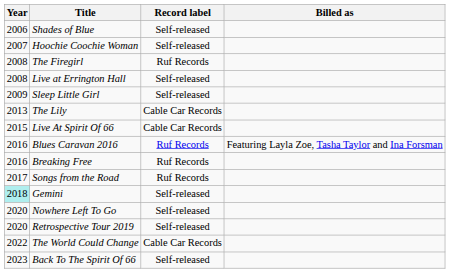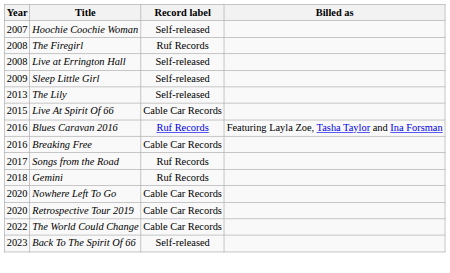- row: (63, 29)
(183, 111) Cable Car Records -> (183, 95) Self-released
(183, 161) Ruf Records -> (183, 144) Cable Car Records
(17, 194) paleturquoise background -> (17, 177) no background
(183, 194) Self-released -> (183, 177) Ruf Records
(183, 210) Self-released -> (183, 194) Cable Car Records
(183, 227) Self-released -> (183, 210) Cable Car Records
